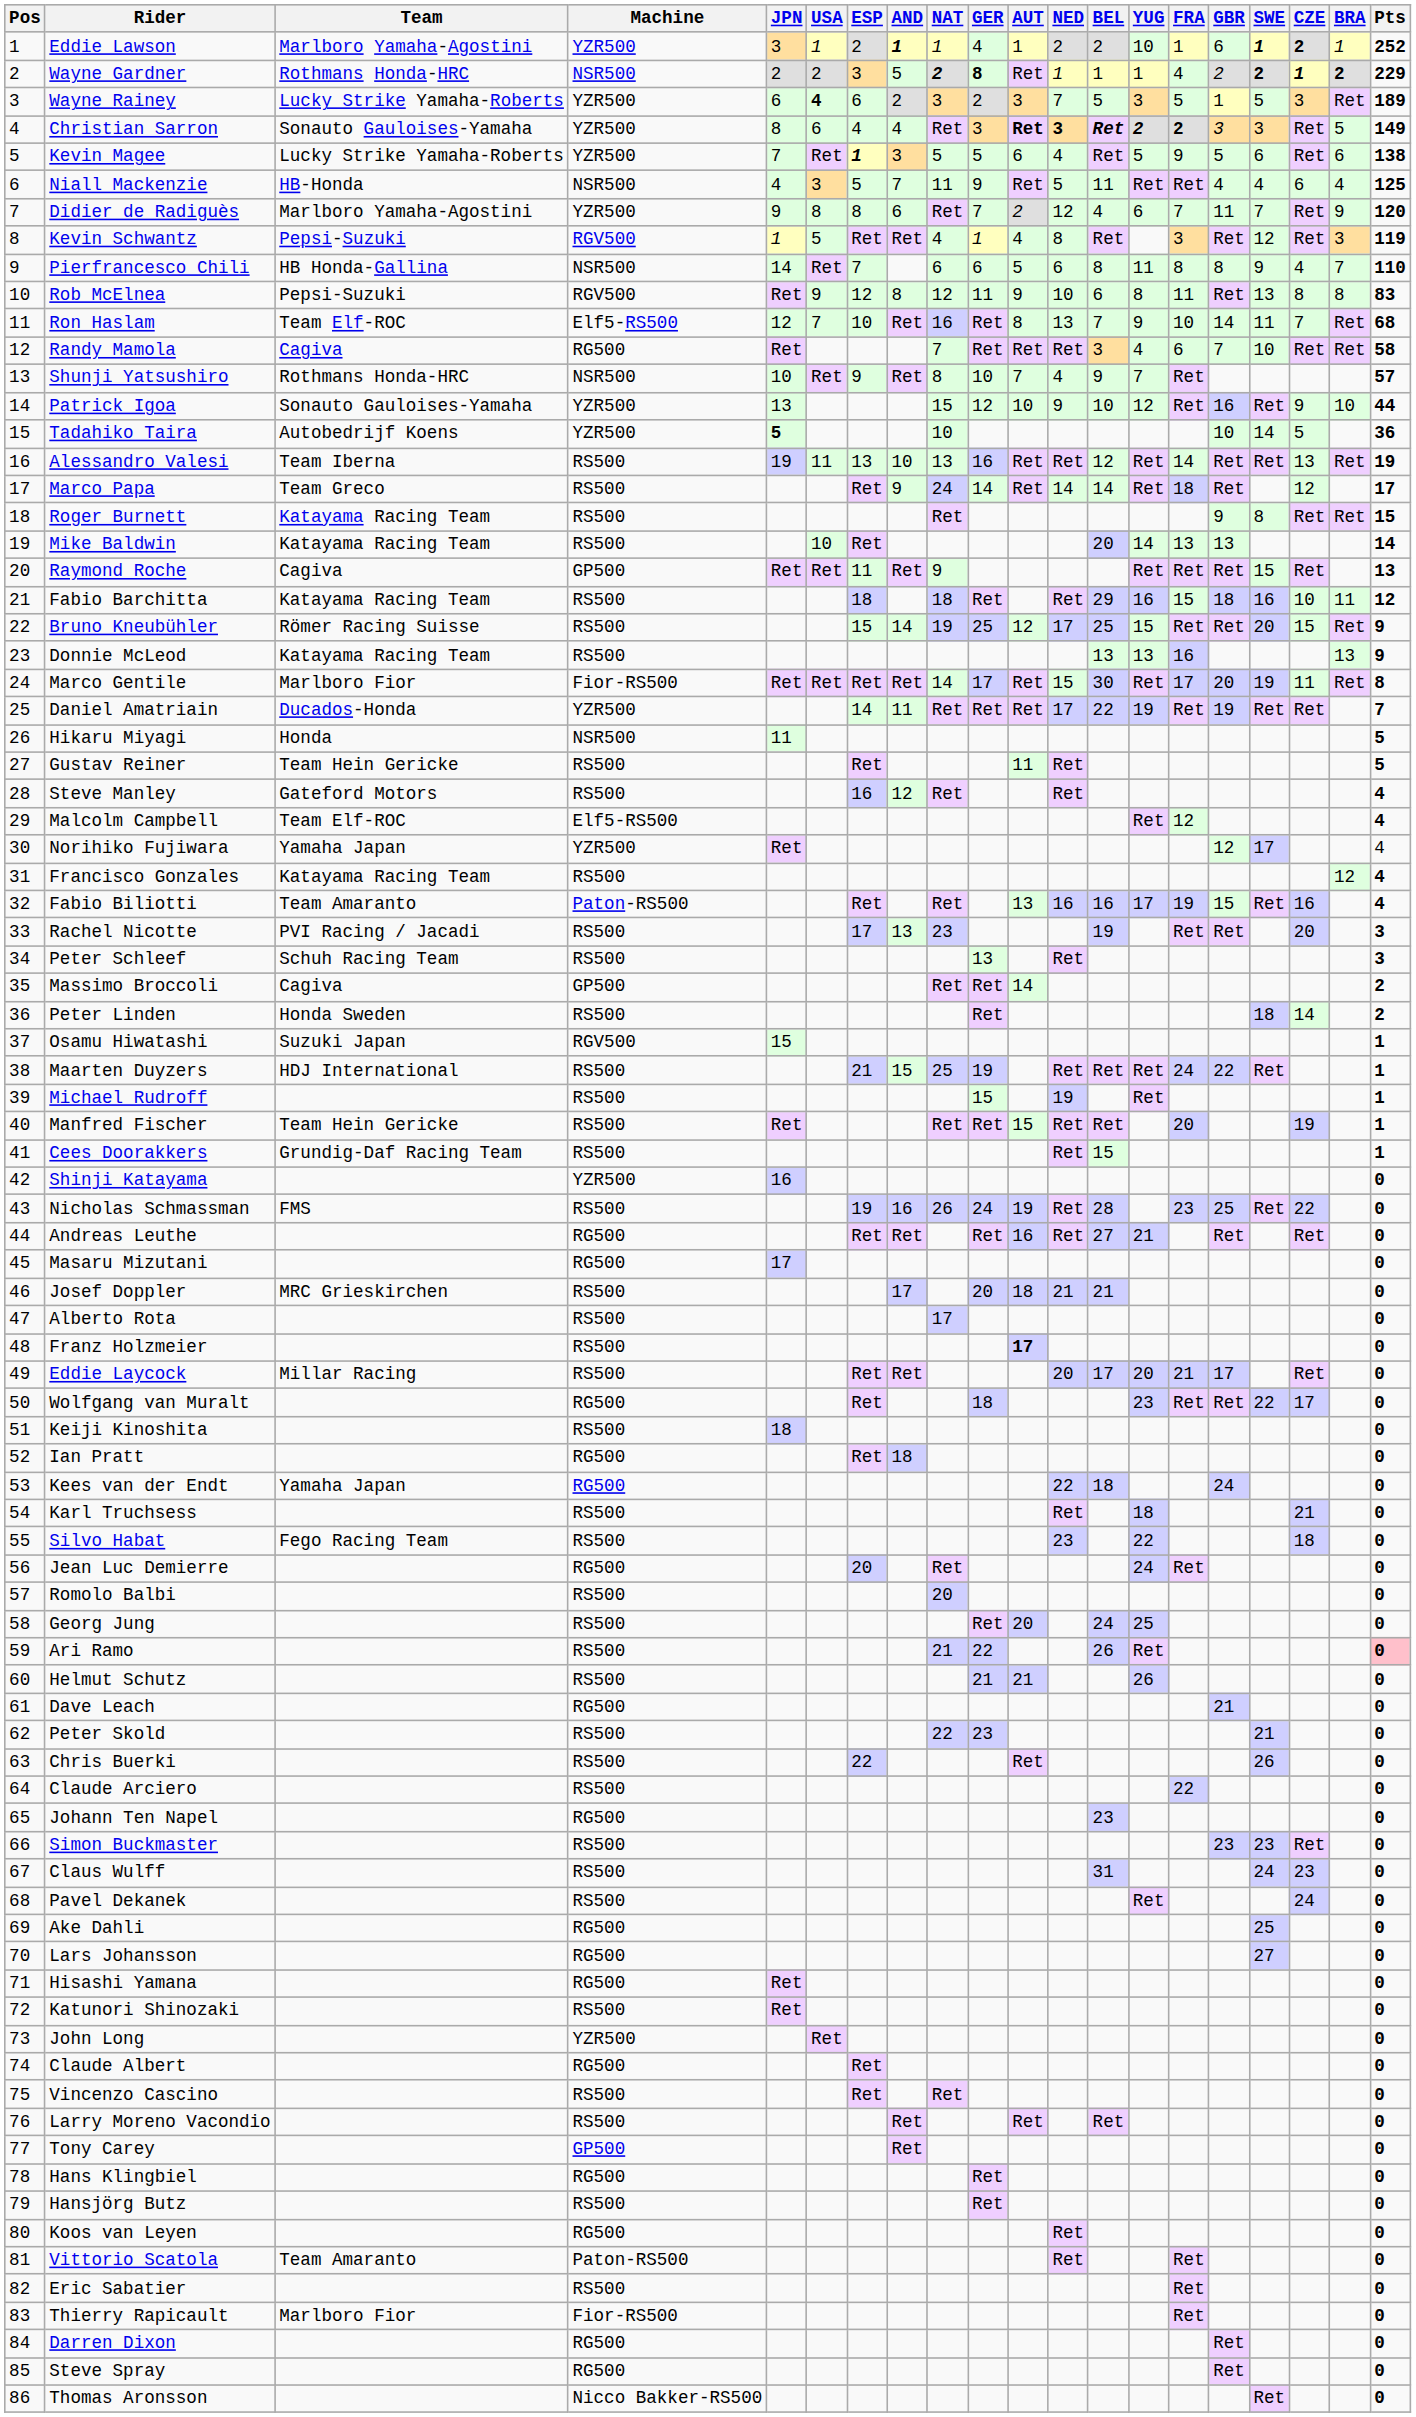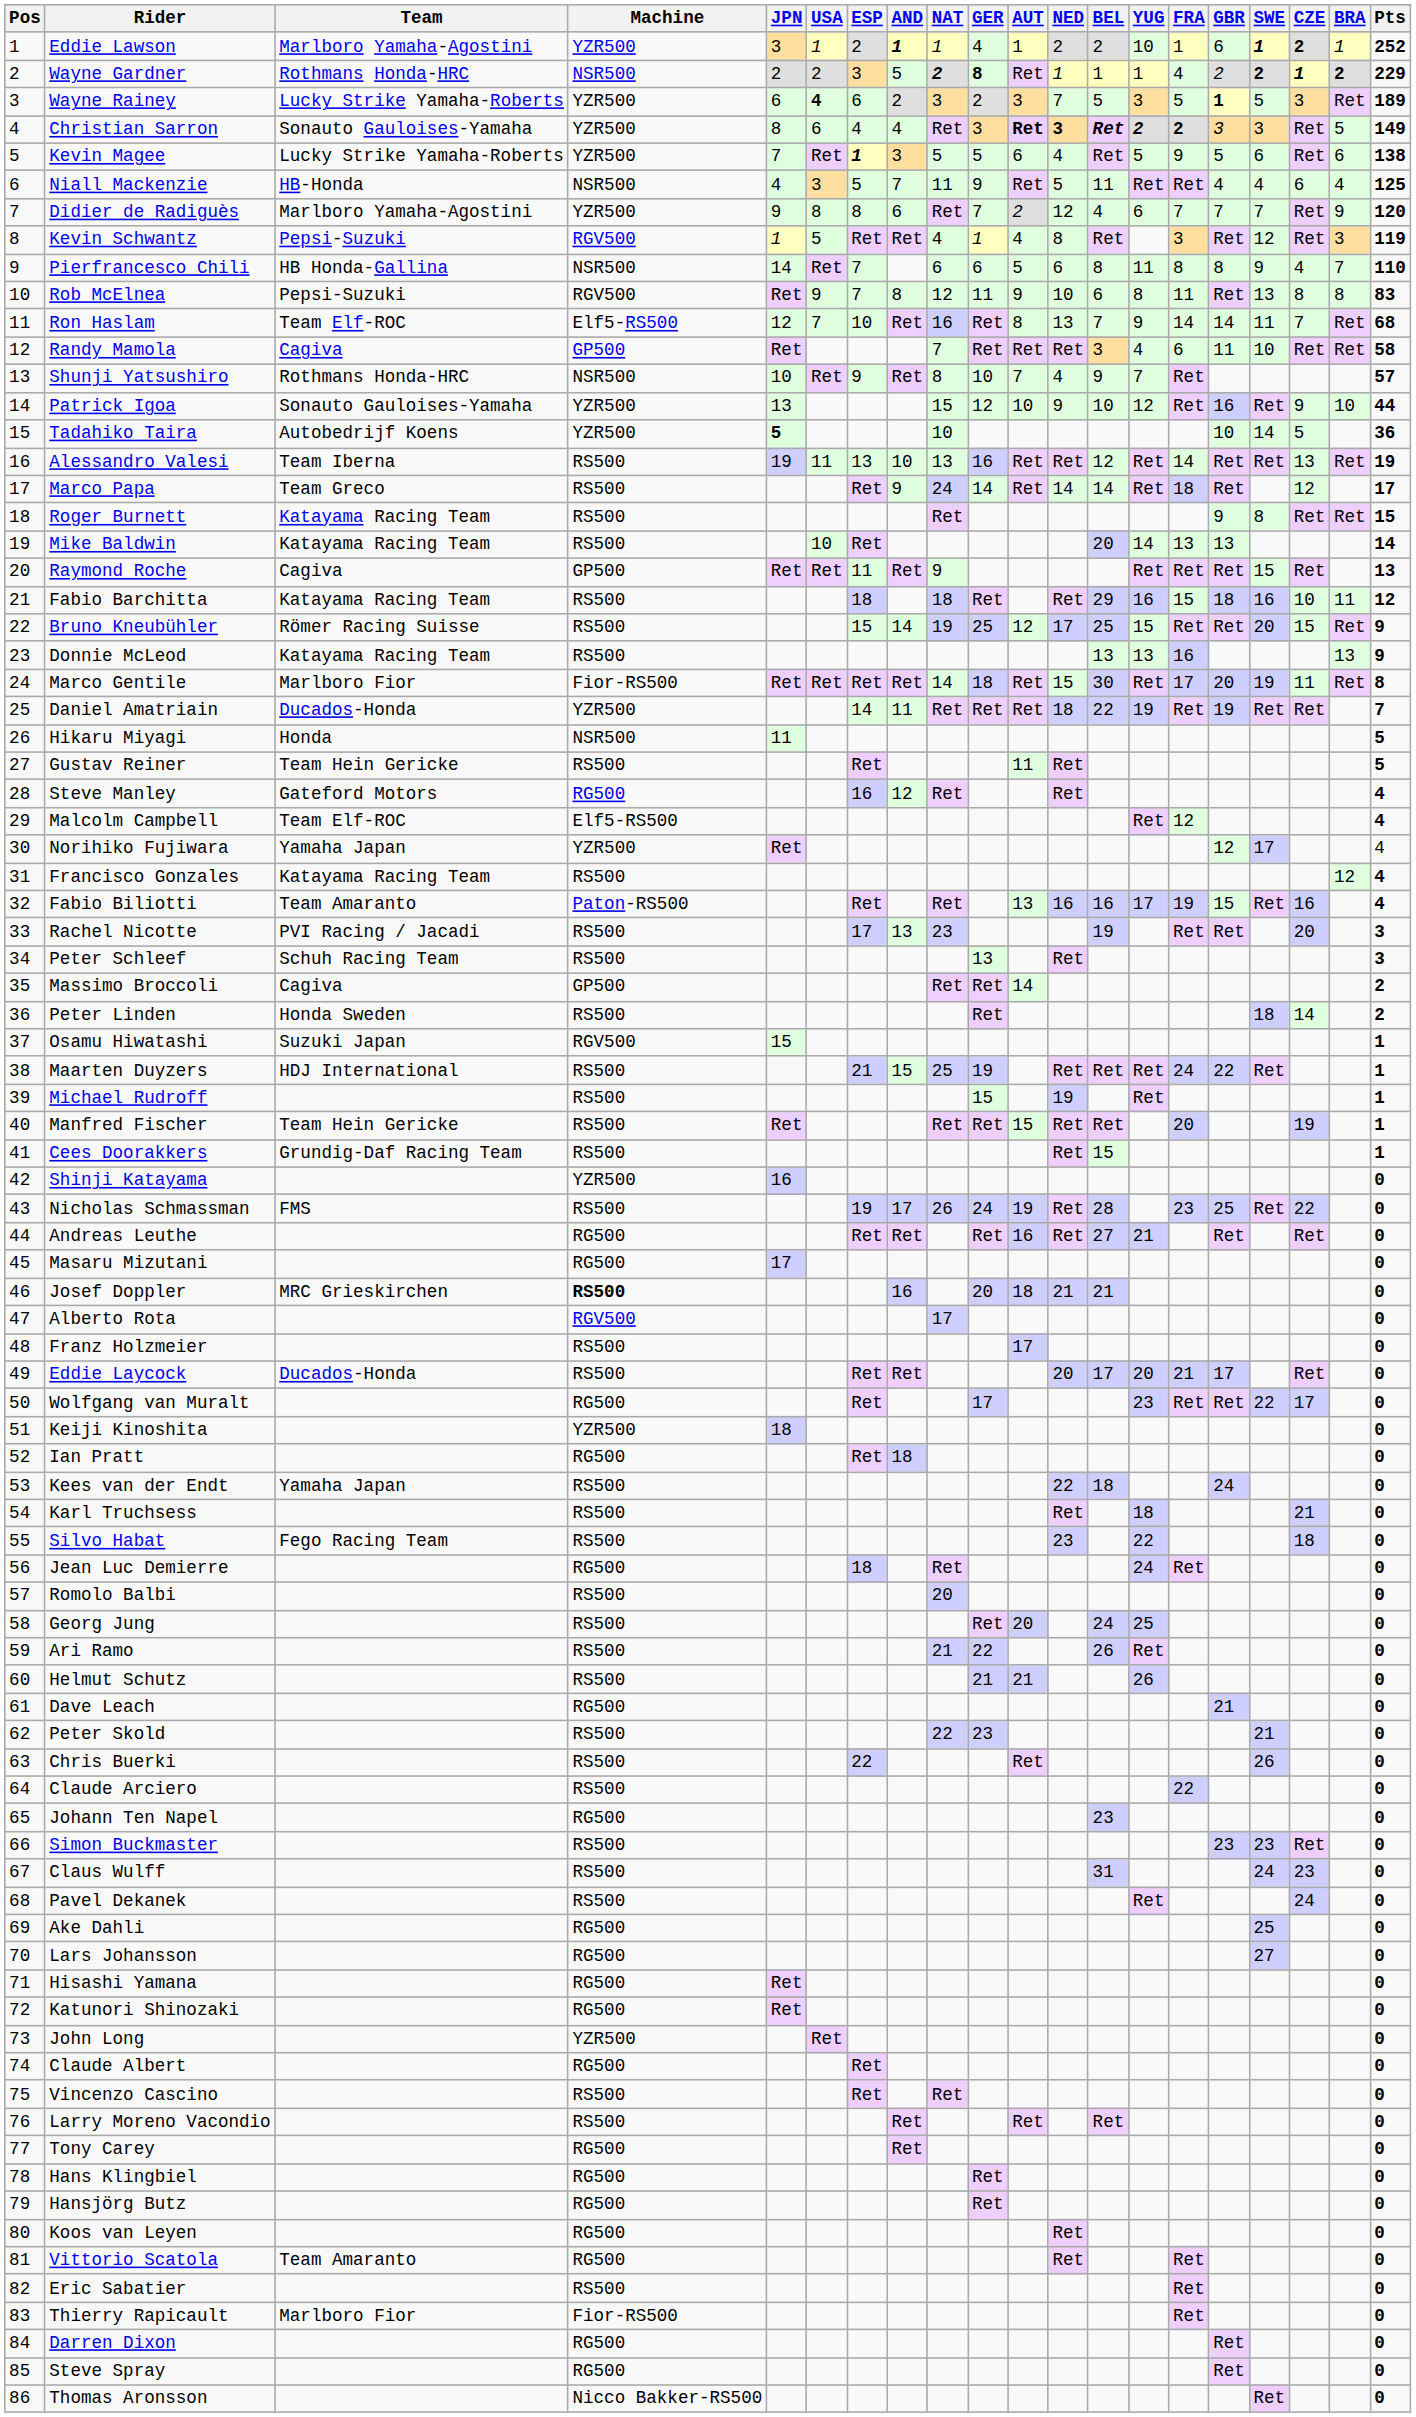(1219, 102) normal -> (1219, 102) bold
(1224, 212) 11 -> (1219, 212) 7
(862, 295) 12 -> (857, 295) 7
(1184, 323) 10 -> (1184, 323) 14
(599, 351) RG500 -> (599, 351) GP500
(1219, 351) 7 -> (1224, 351) 11
(982, 683) 17 -> (982, 683) 18
(1063, 711) 17 -> (1063, 711) 18
(599, 794) RS500 -> (599, 794) RG500
(902, 1209) 16 -> (902, 1209) 17
(599, 1292) normal -> (599, 1292) bold
(902, 1292) 17 -> (902, 1292) 16
(599, 1319) RS500 -> (604, 1319) RGV500
(1023, 1347) bold -> (1023, 1347) normal
(348, 1375) Millar Racing -> (348, 1375) Ducados-Honda
(982, 1402) 18 -> (982, 1402) 17
(599, 1430) RS500 -> (604, 1430) YZR500
(599, 1486) RG500 -> (599, 1486) RS500
(862, 1569) 20 -> (862, 1569) 18
(1379, 1652) pink background -> (1379, 1652) no background
(599, 2011) RS500 -> (599, 2011) RG500
(599, 2150) GP500 -> (599, 2150) RG500
(599, 2205) RS500 -> (599, 2205) RG500
(630, 2260) Paton-RS500 -> (599, 2260) RG500
